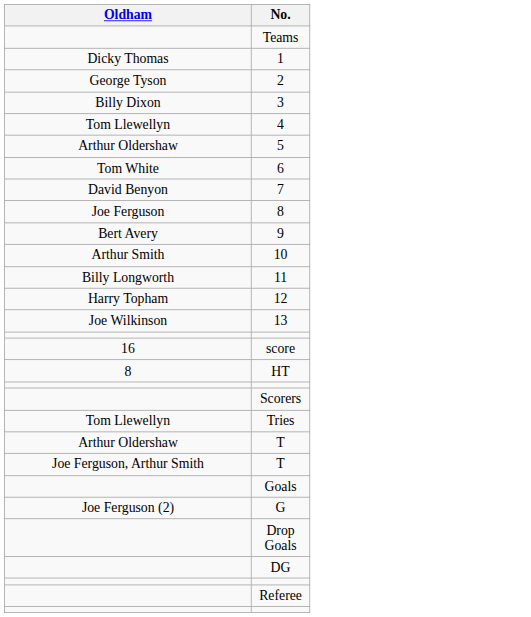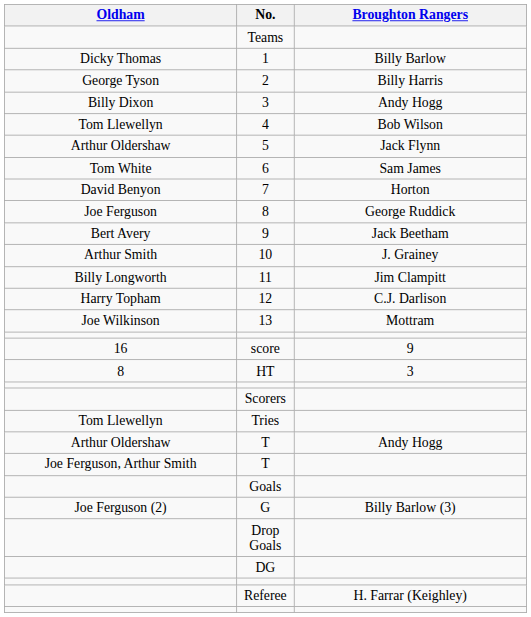+ column: (410, 15)
